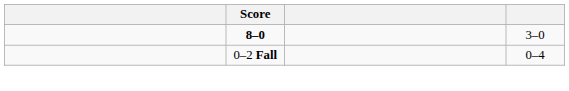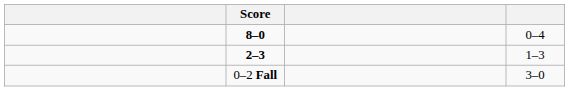(535, 34) 3–0 -> (535, 34) 0–4
+ row: (255, 55)
(535, 55) 0–4 -> (535, 75) 3–0
